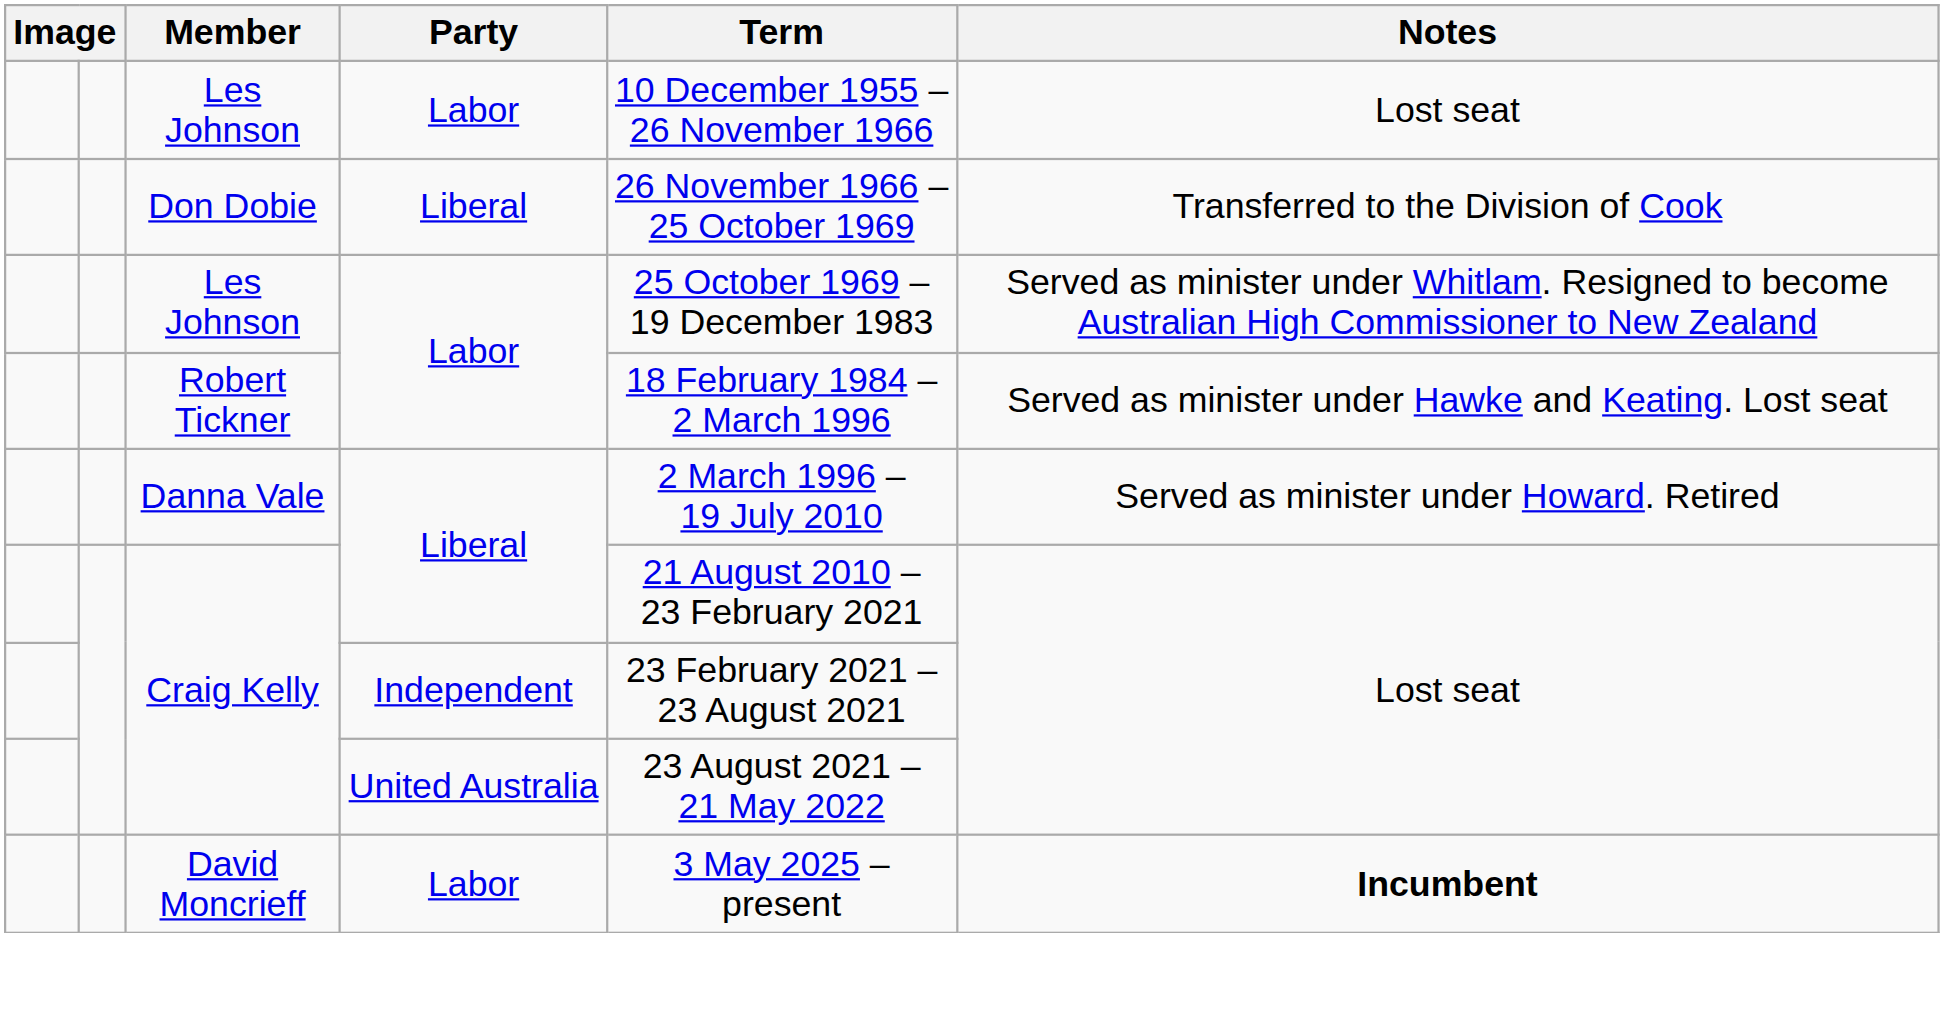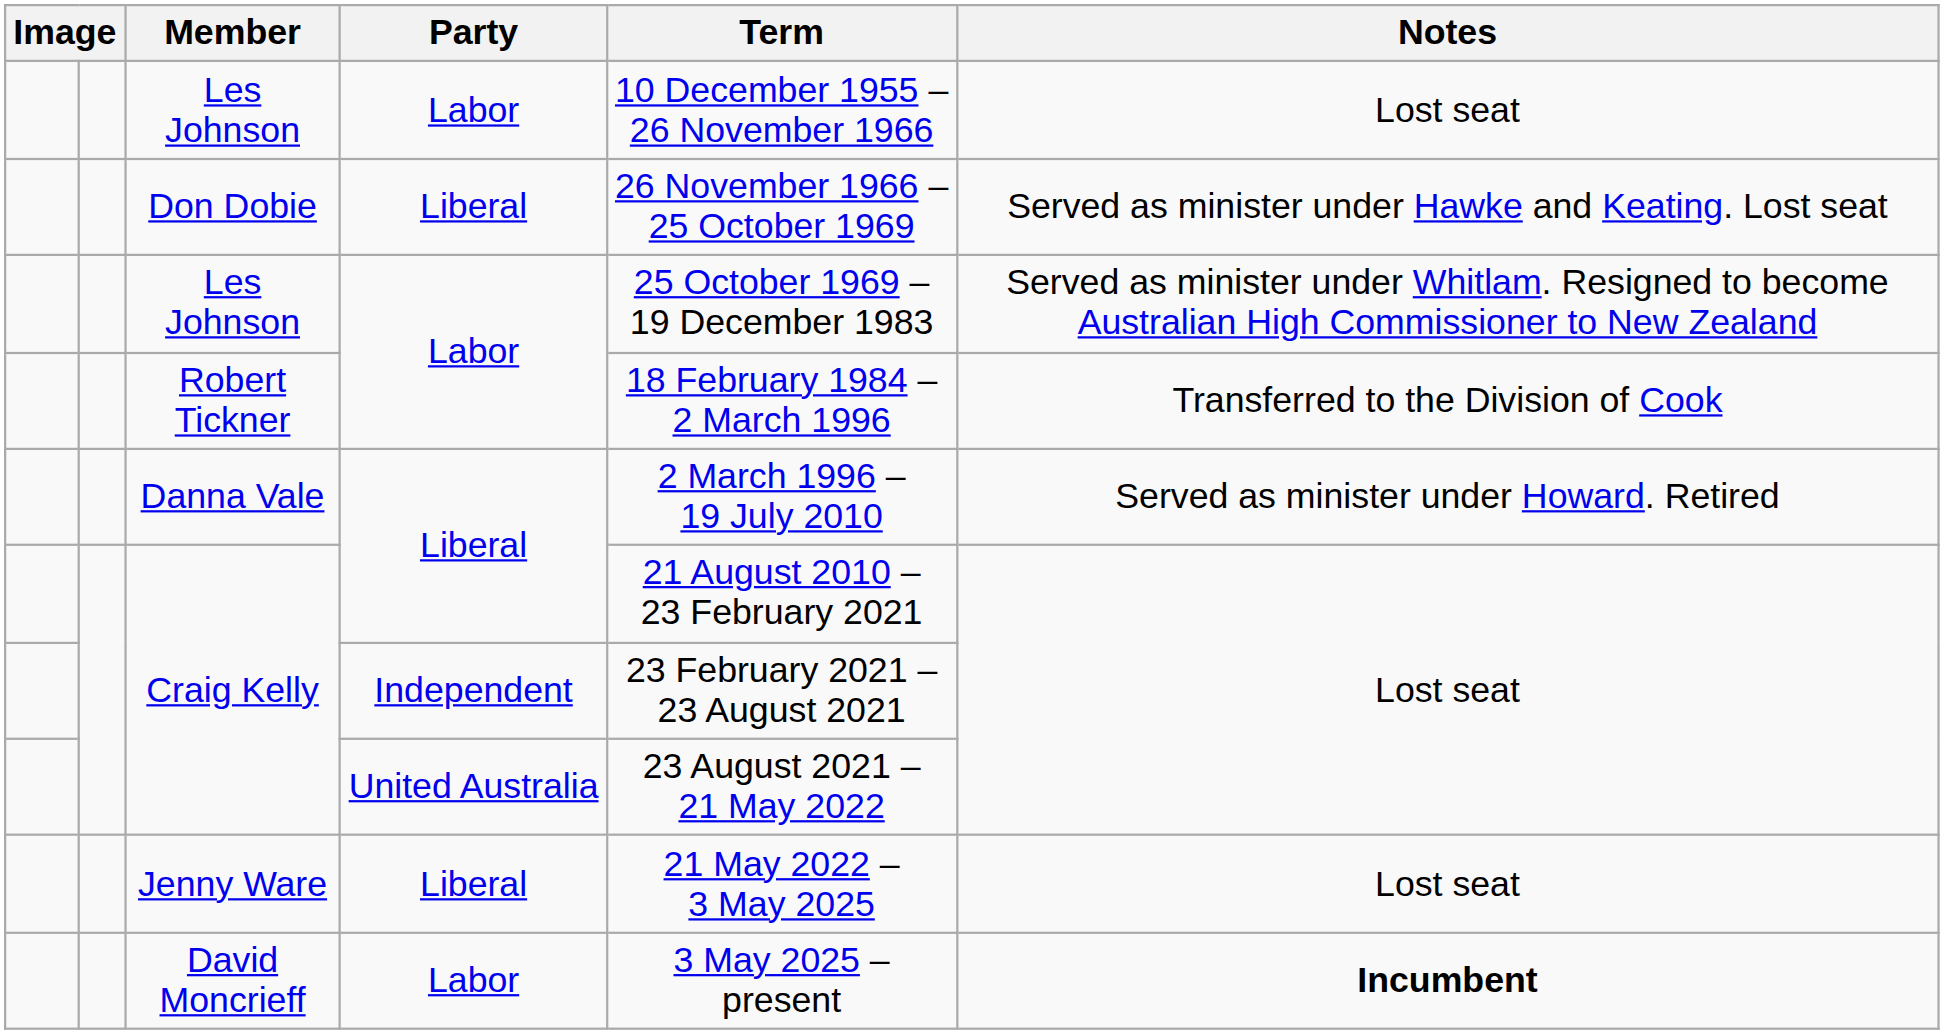(1447, 206) Transferred to the Division of Cook -> (1447, 206) Served as minister under Hawke and Keating. Lost seat
(1447, 399) Served as minister under Hawke and Keating. Lost seat -> (1447, 399) Transferred to the Division of Cook
+ row: (233, 883)
